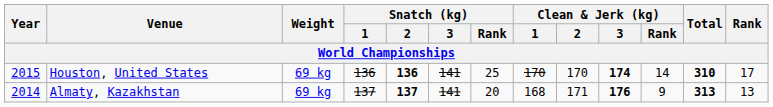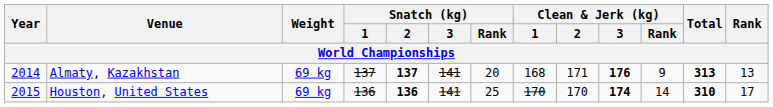rows swapped: (129, 73) <-> (115, 92)
